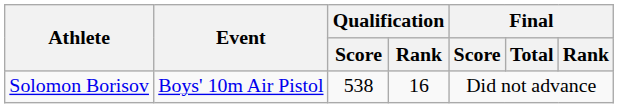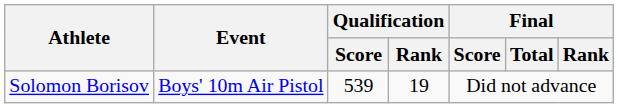(359, 86) 538 -> (359, 86) 539
(419, 86) 16 -> (419, 86) 19
